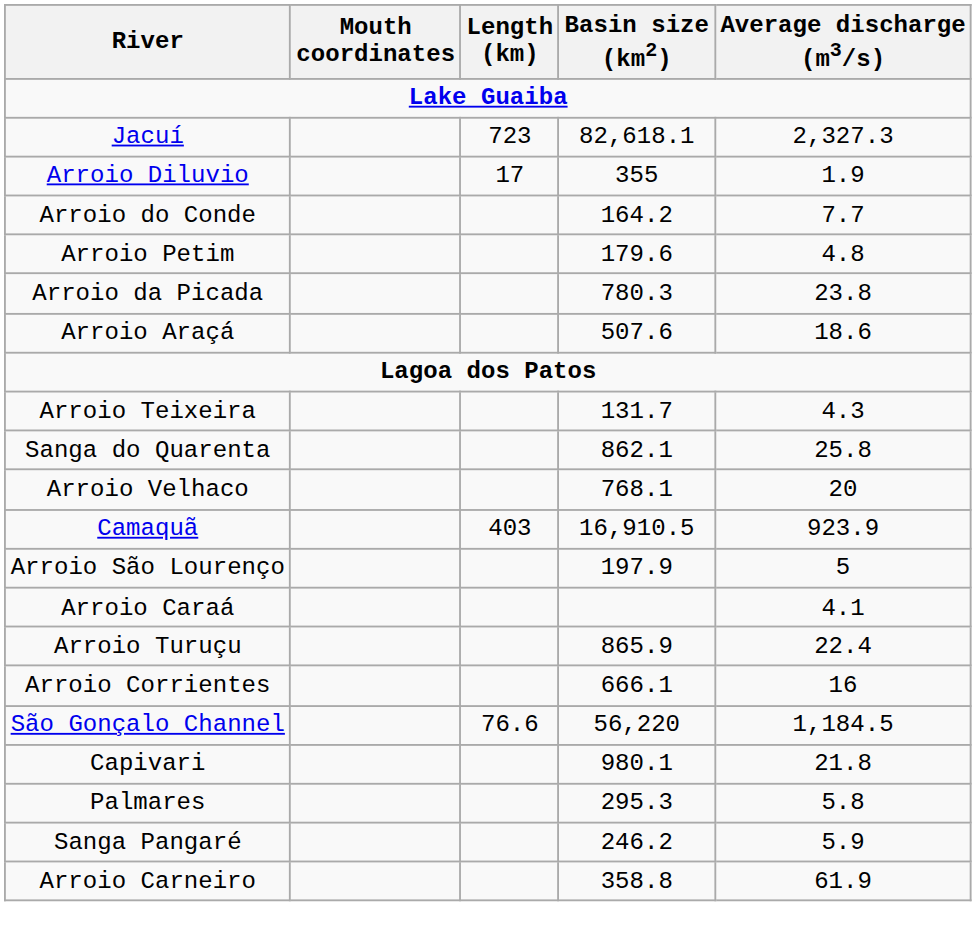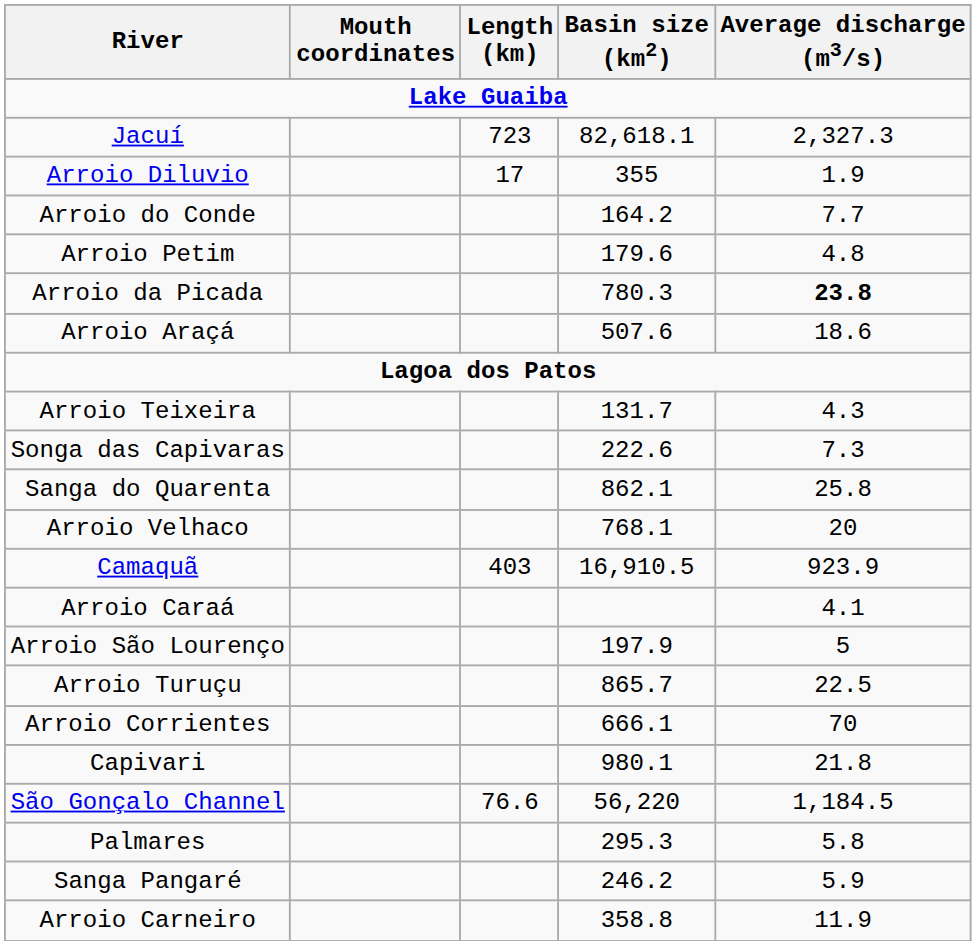(843, 294) normal -> (843, 294) bold
+ row: (148, 450)
rows swapped: (148, 607) <-> (148, 568)
(637, 646) 865.9 -> (637, 686) 865.7
(843, 646) 22.4 -> (843, 686) 22.5
(843, 686) 16 -> (843, 725) 70
rows swapped: (148, 725) <-> (148, 764)
(843, 882) 61.9 -> (843, 921) 11.9
